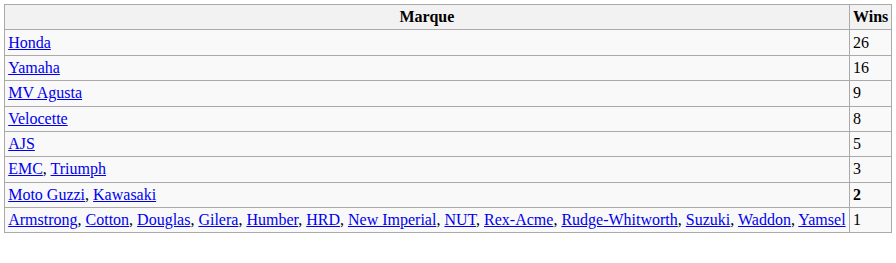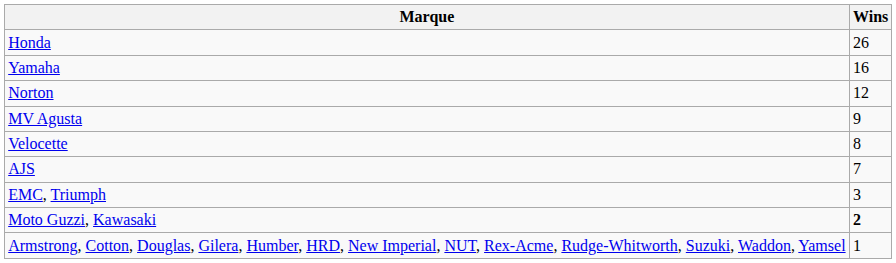+ row: (31, 93)
(857, 144) 5 -> (857, 169) 7
